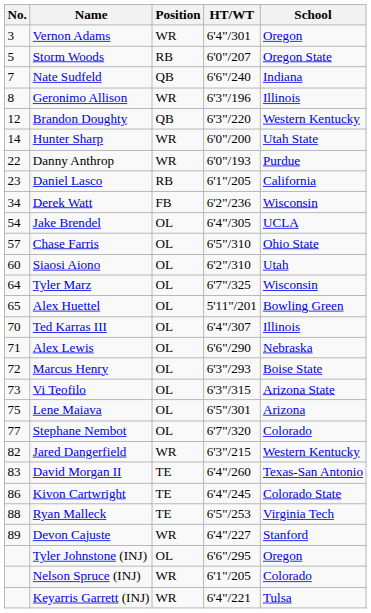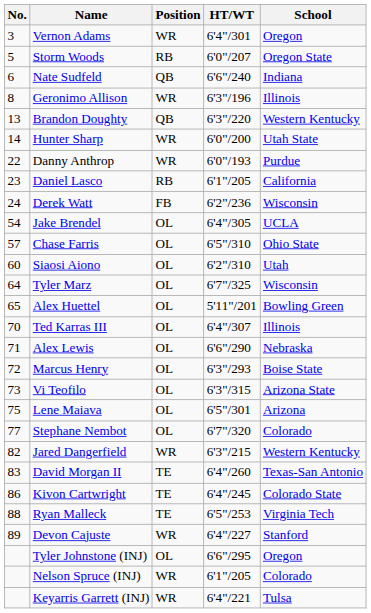(11, 77) 7 -> (11, 77) 6
(14, 118) 12 -> (14, 118) 13
(14, 202) 34 -> (14, 202) 24
